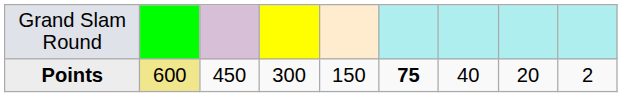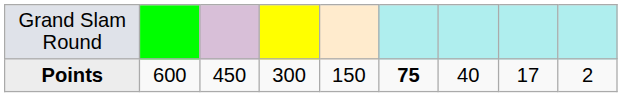(170, 75) khaki background -> (170, 75) no background
(528, 75) 20 -> (528, 75) 17
